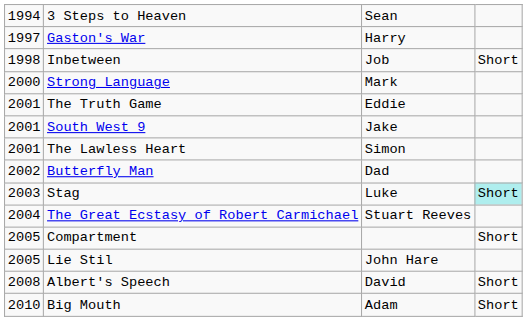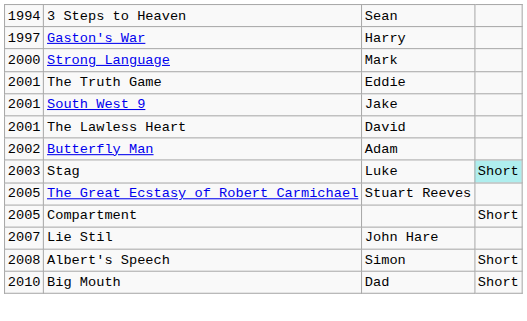- row: (84, 60)
(385, 149) Simon -> (385, 127) David
(377, 171) Dad -> (381, 149) Adam
(24, 216) 2004 -> (24, 194) 2005
(24, 260) 2005 -> (24, 238) 2007
(385, 283) David -> (385, 260) Simon
(381, 305) Adam -> (377, 283) Dad
